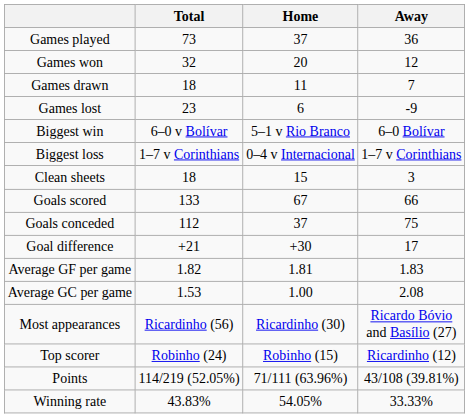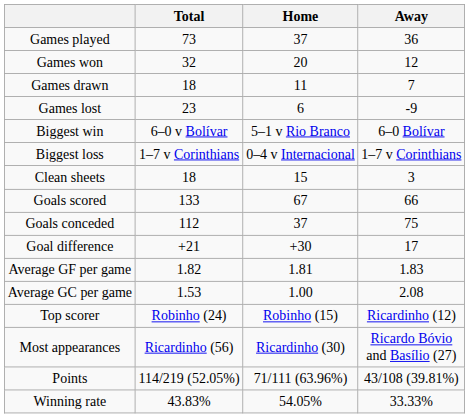rows swapped: (70, 324) <-> (70, 355)
